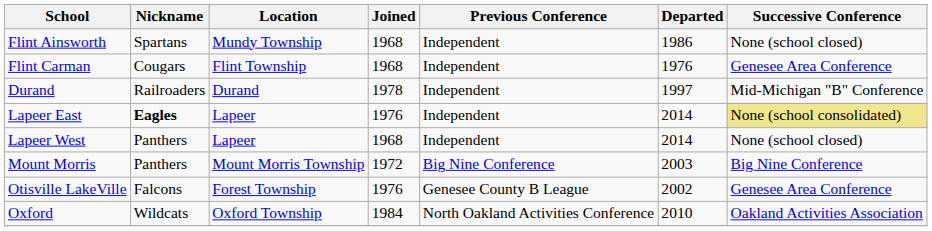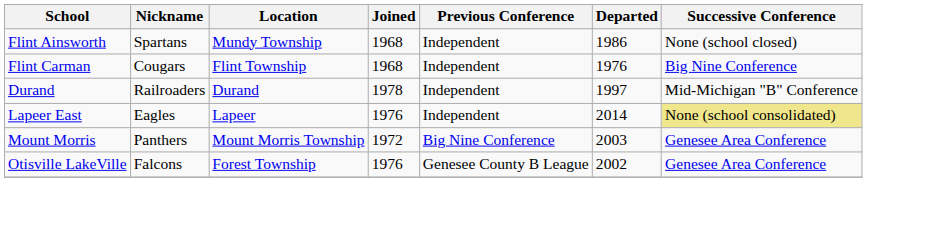(811, 66) Genesee Area Conference -> (731, 66) Big Nine Conference
(155, 115) bold -> (154, 115) normal
- row: (47, 139)
(797, 164) Big Nine Conference -> (746, 139) Genesee Area Conference
- row: (30, 213)
